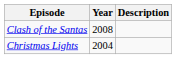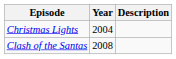rows swapped: (42, 45) <-> (47, 29)
